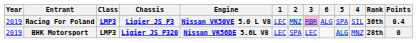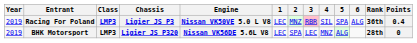columns swapped: (357, 10) <-> (326, 10)
